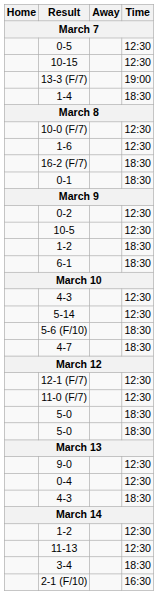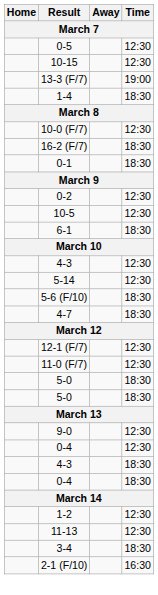- row: (64, 146)
- row: (64, 247)
+ row: (64, 481)
